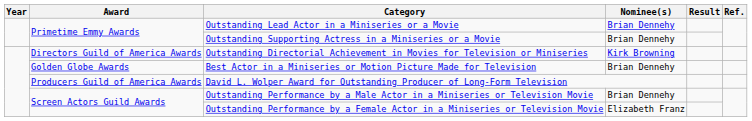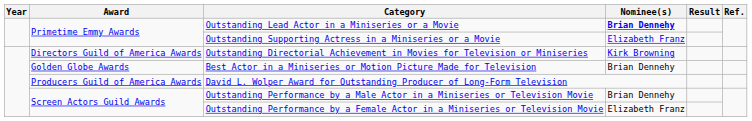(641, 25) normal -> (641, 25) bold
(641, 39) Brian Dennehy -> (646, 39) Elizabeth Franz
